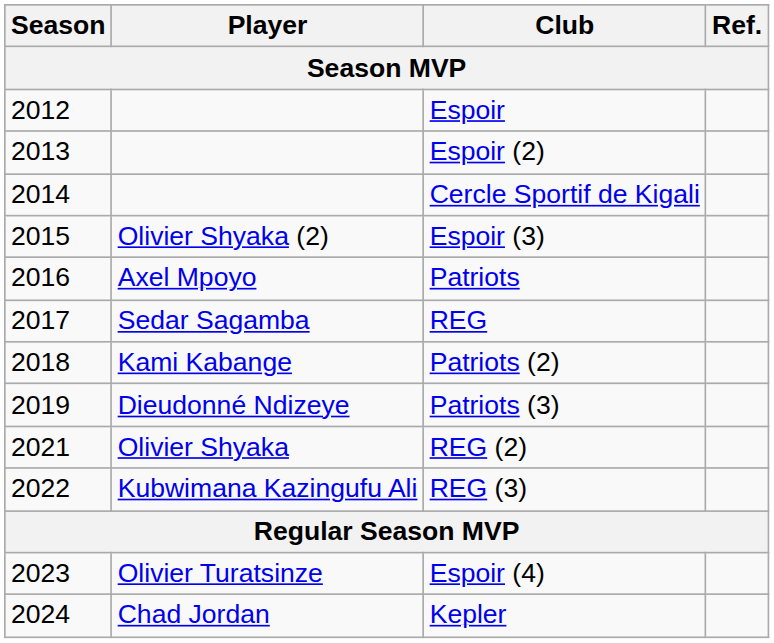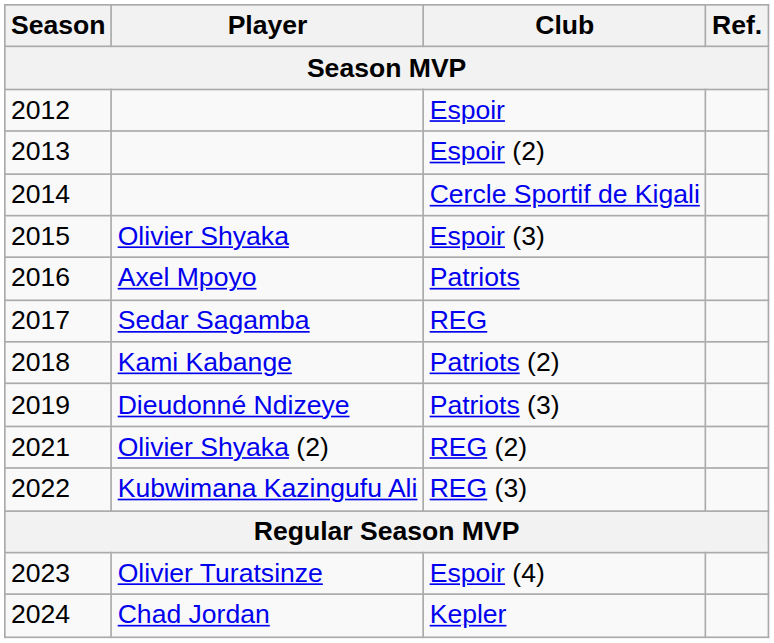(223, 236) Olivier Shyaka (2) -> (203, 236) Olivier Shyaka
(203, 446) Olivier Shyaka -> (223, 446) Olivier Shyaka (2)
